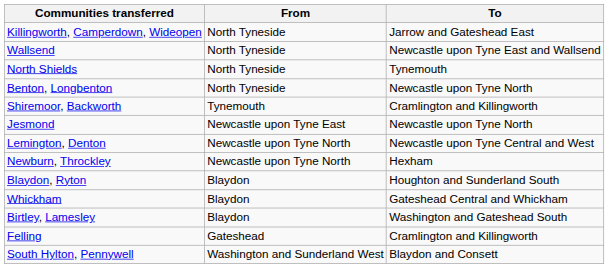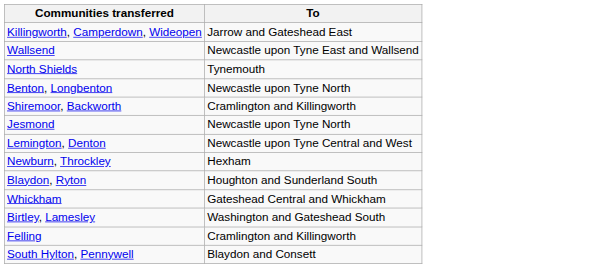- column: (296, 13)
